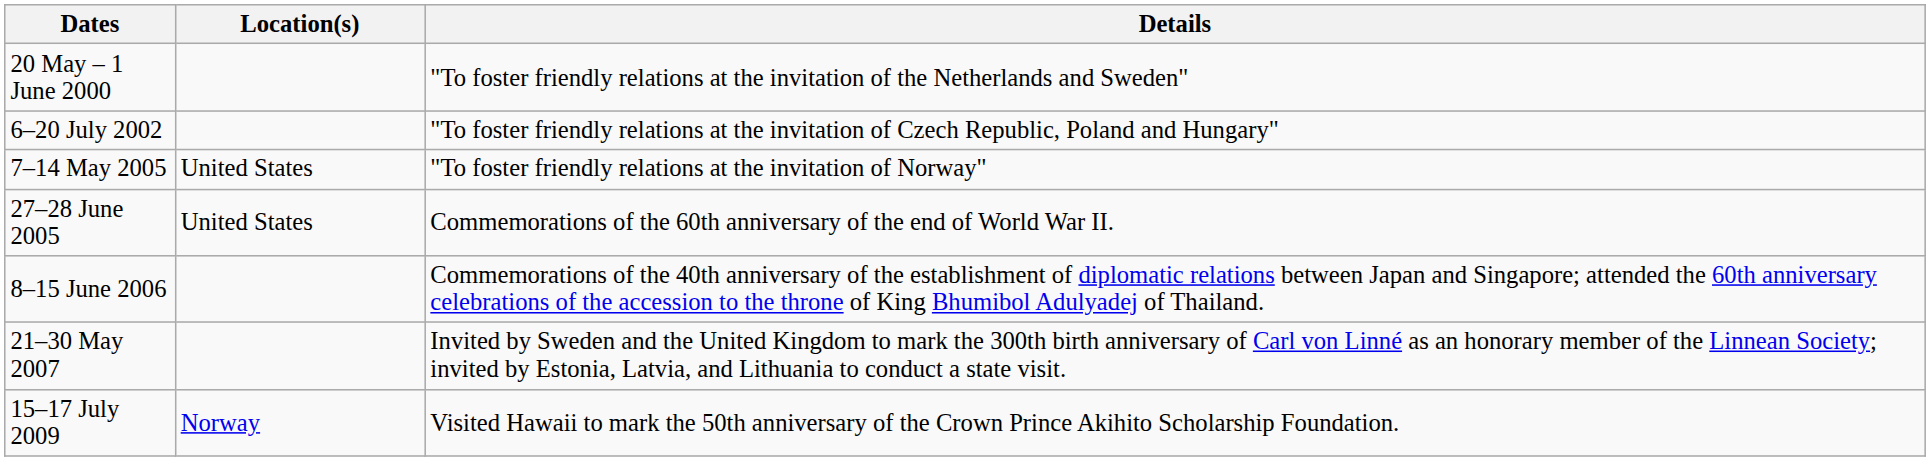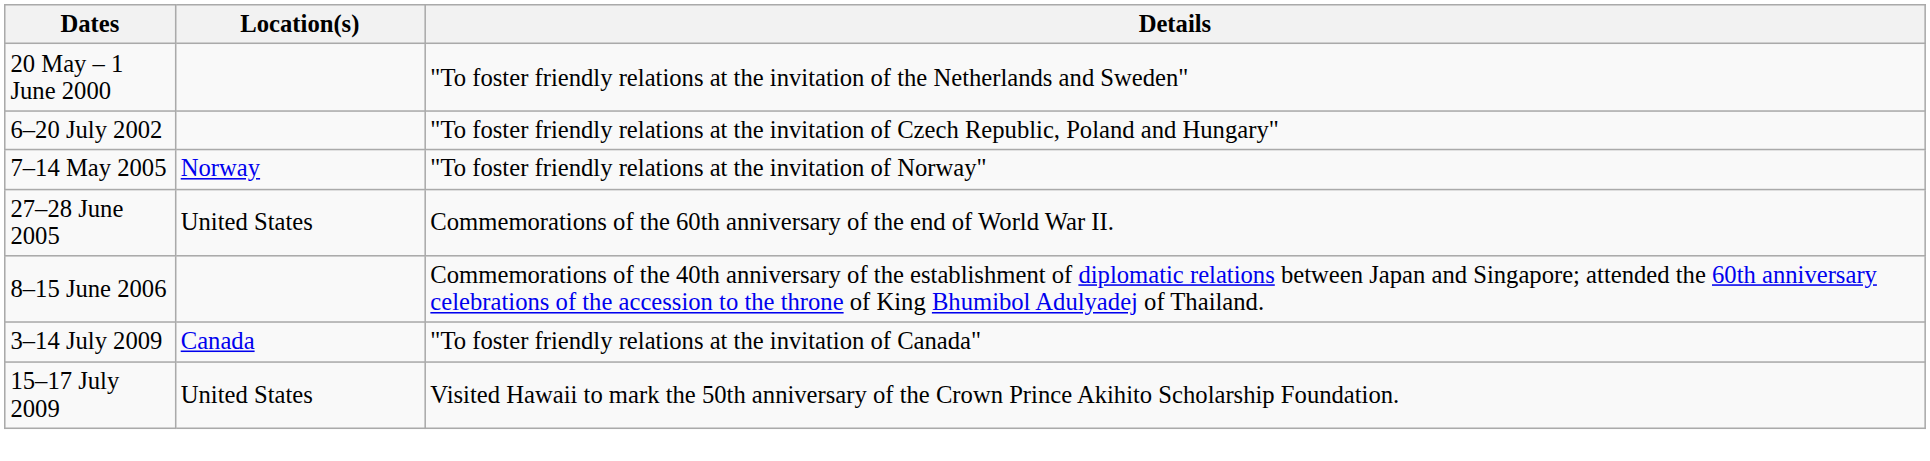(247, 168) United States -> (220, 168) Norway
- row: (67, 355)
+ row: (86, 341)
(220, 422) Norway -> (247, 394) United States
